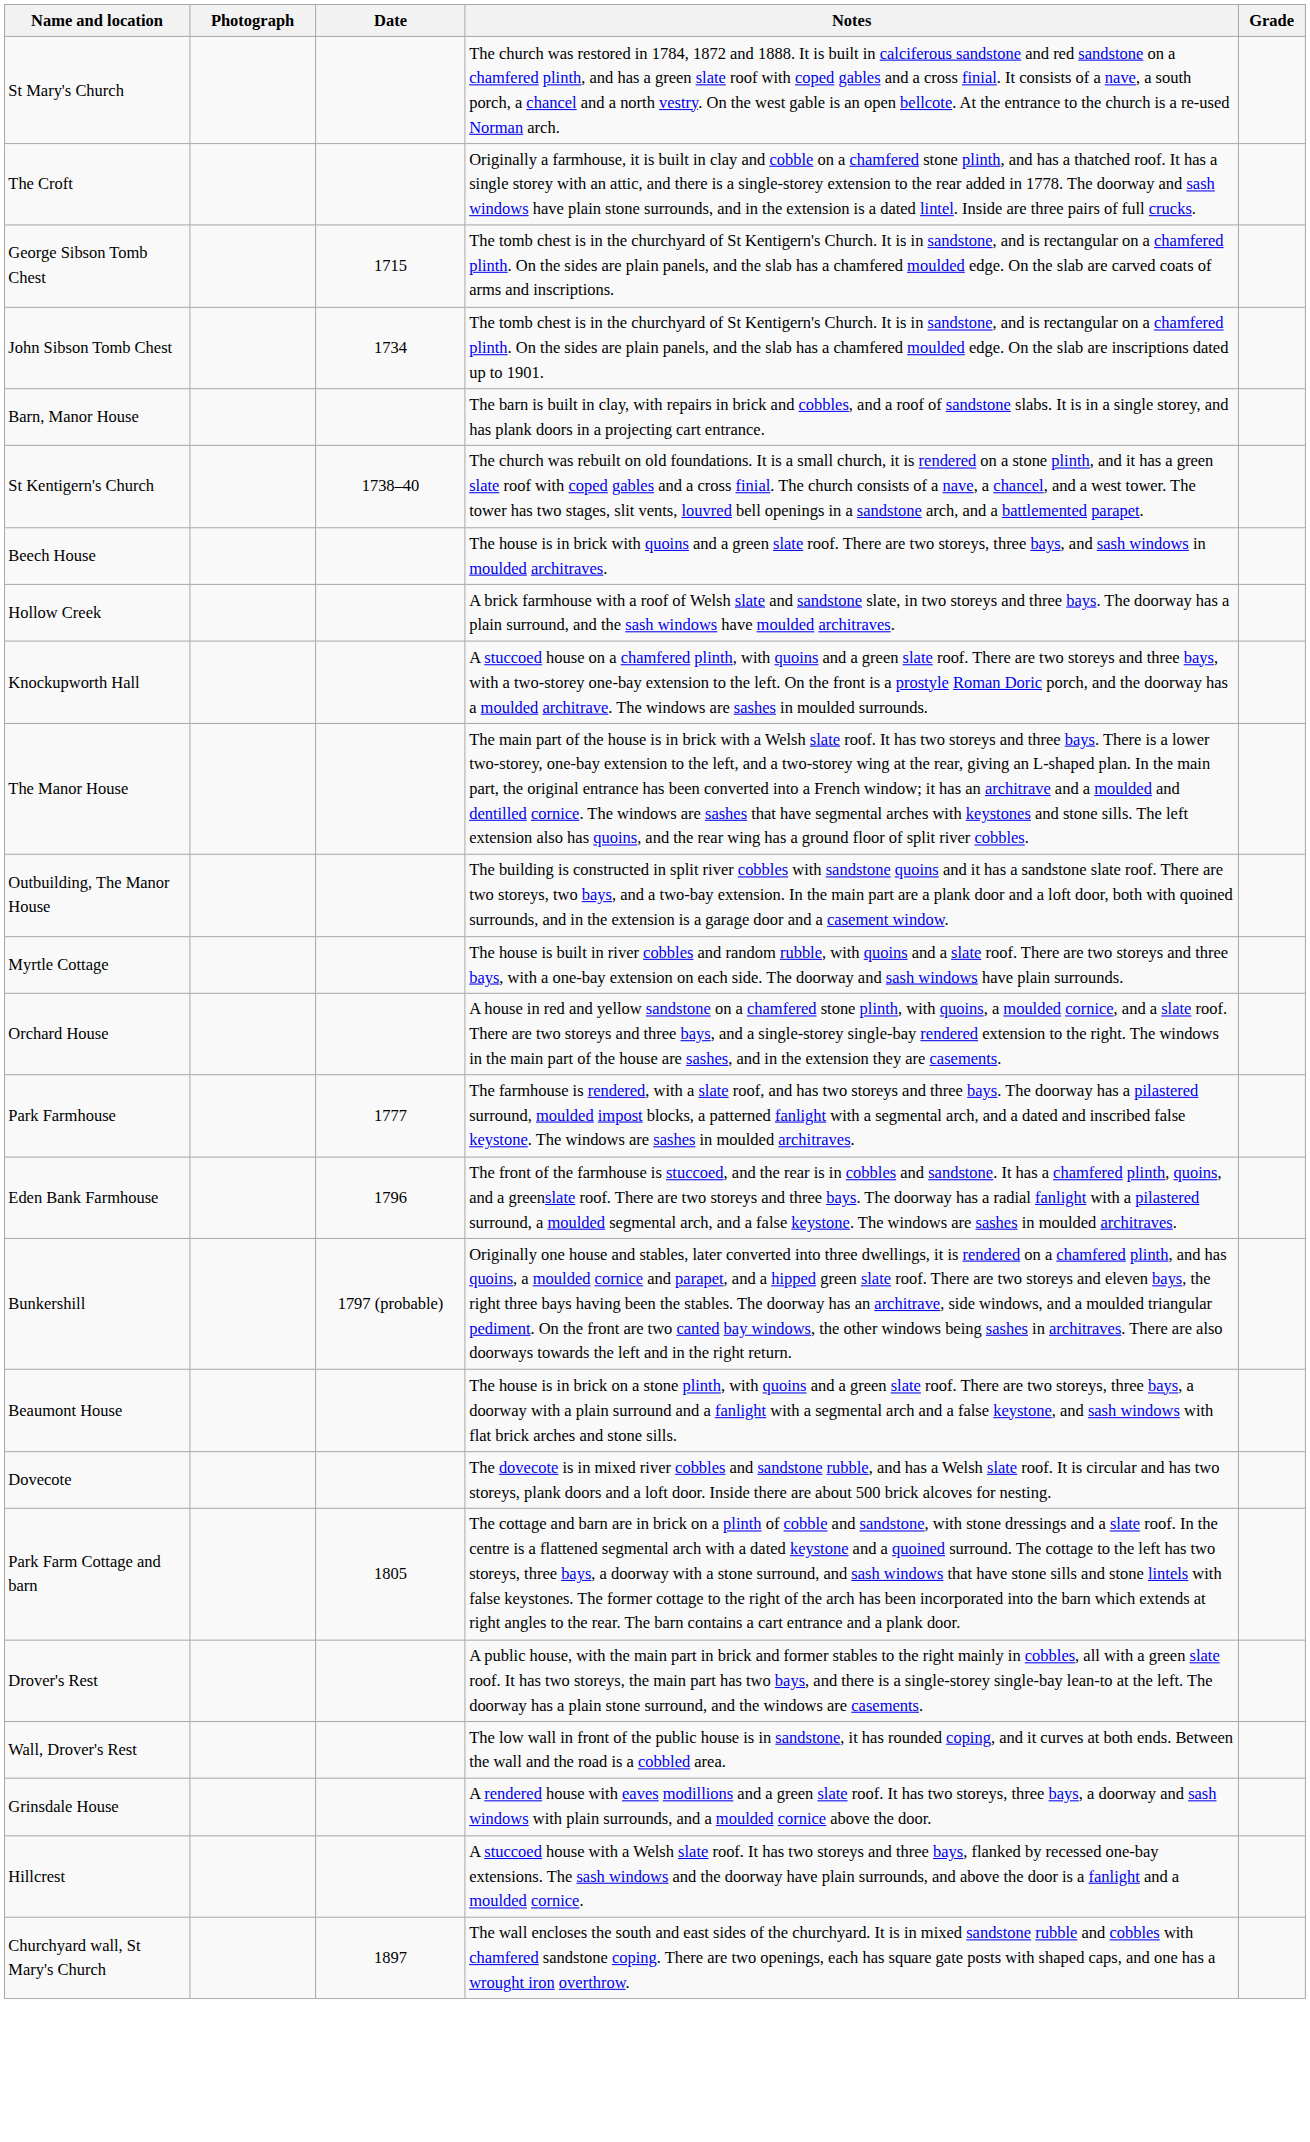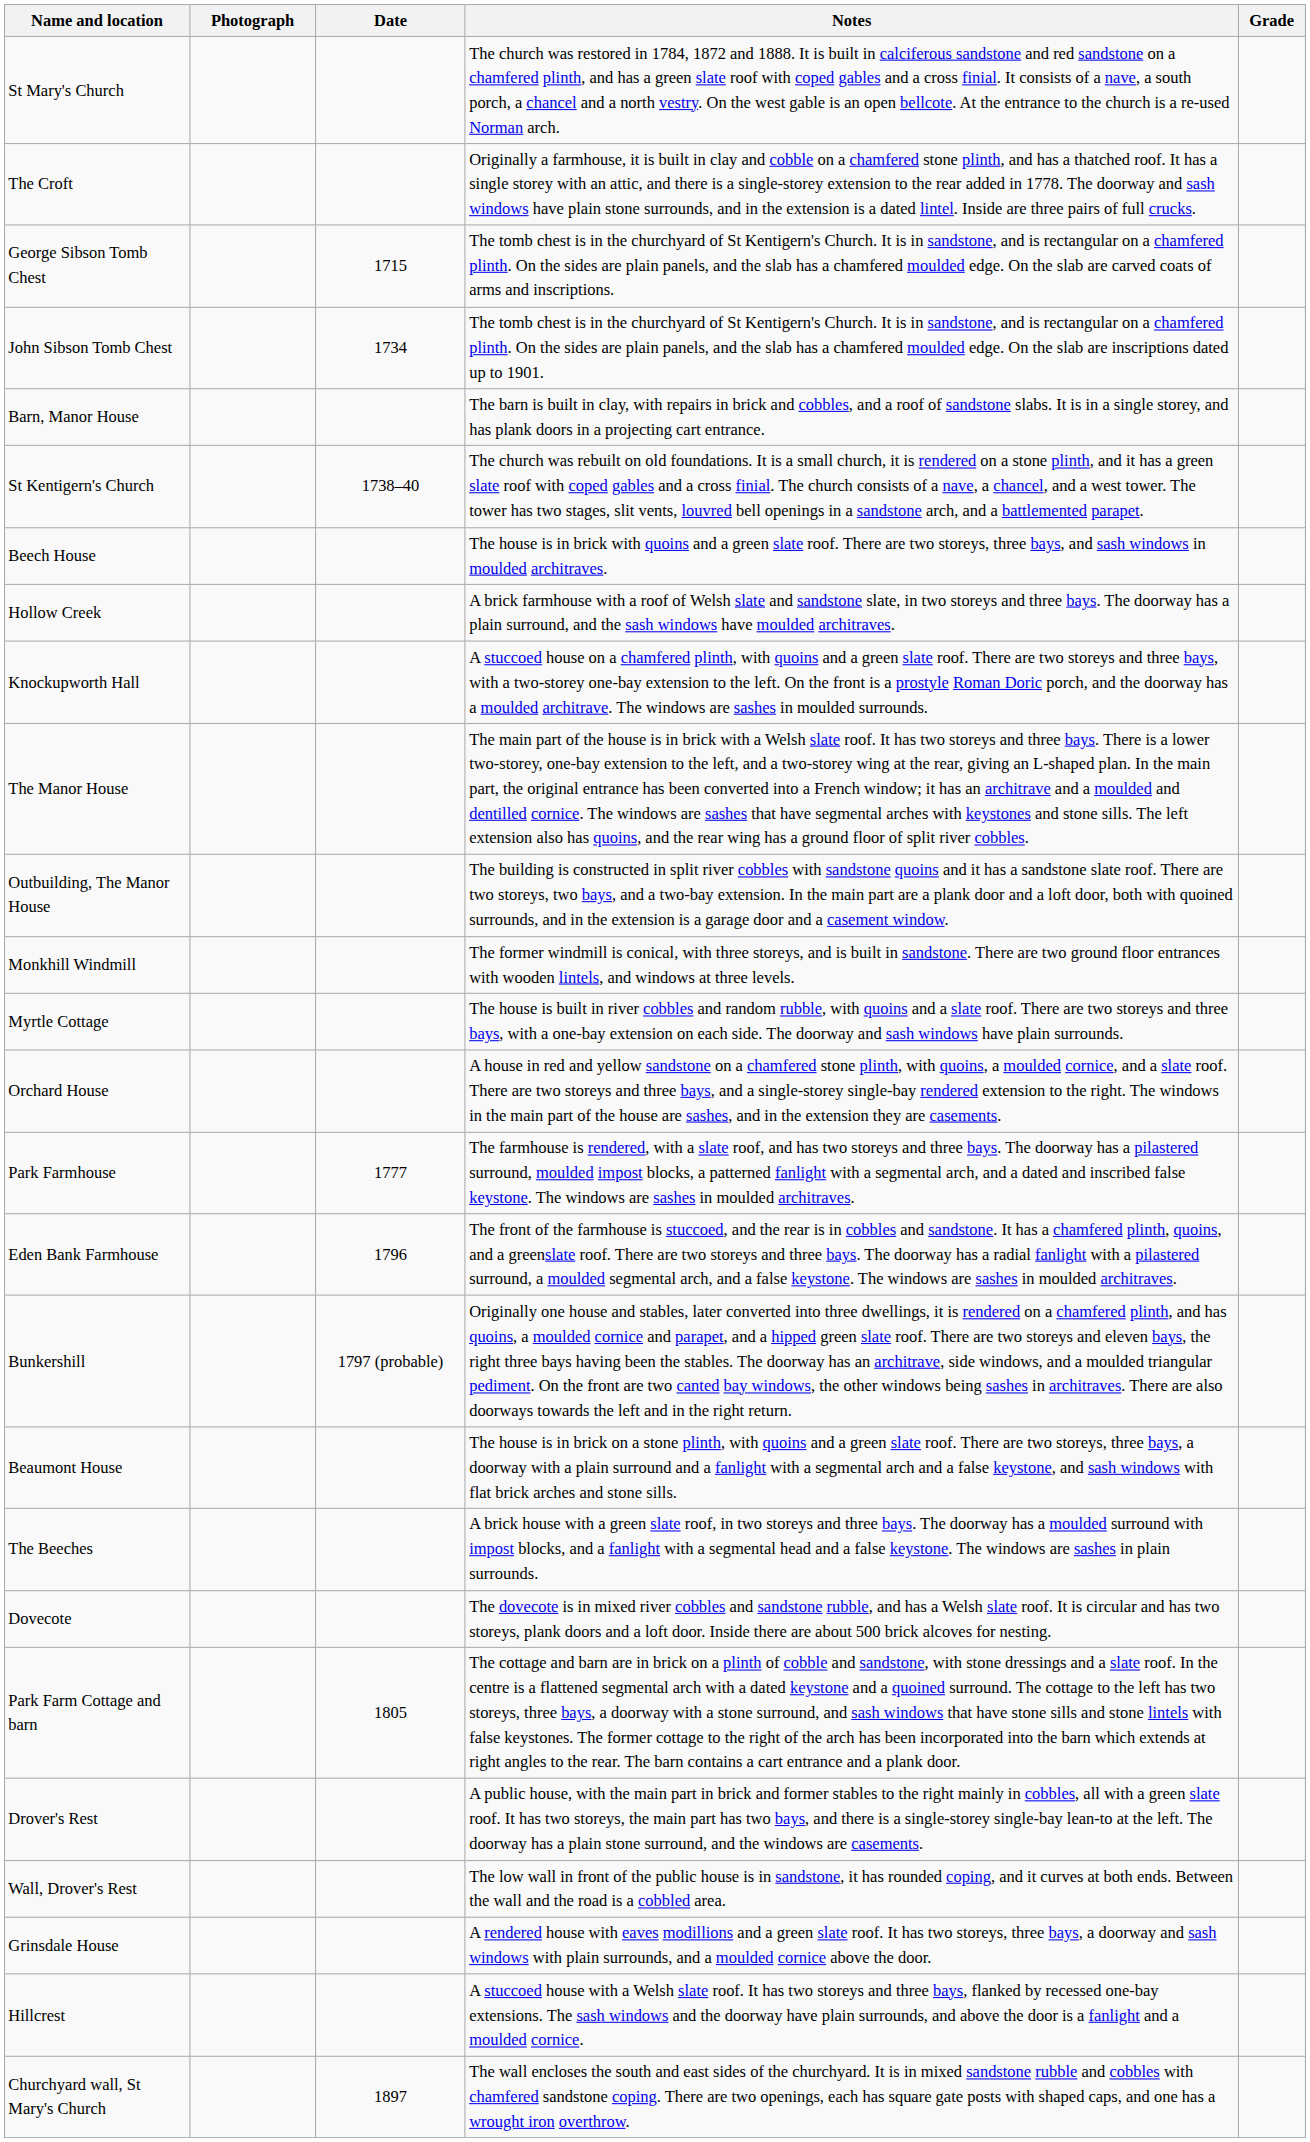+ row: (72, 964)
+ row: (51, 1549)
